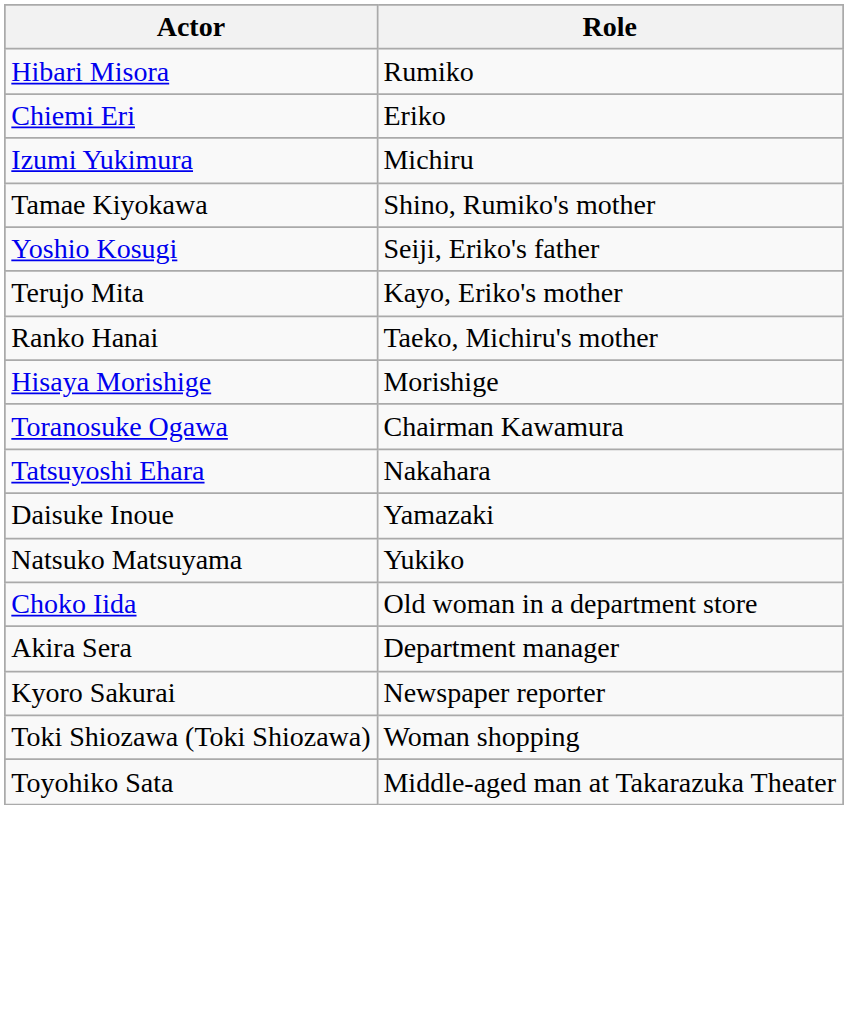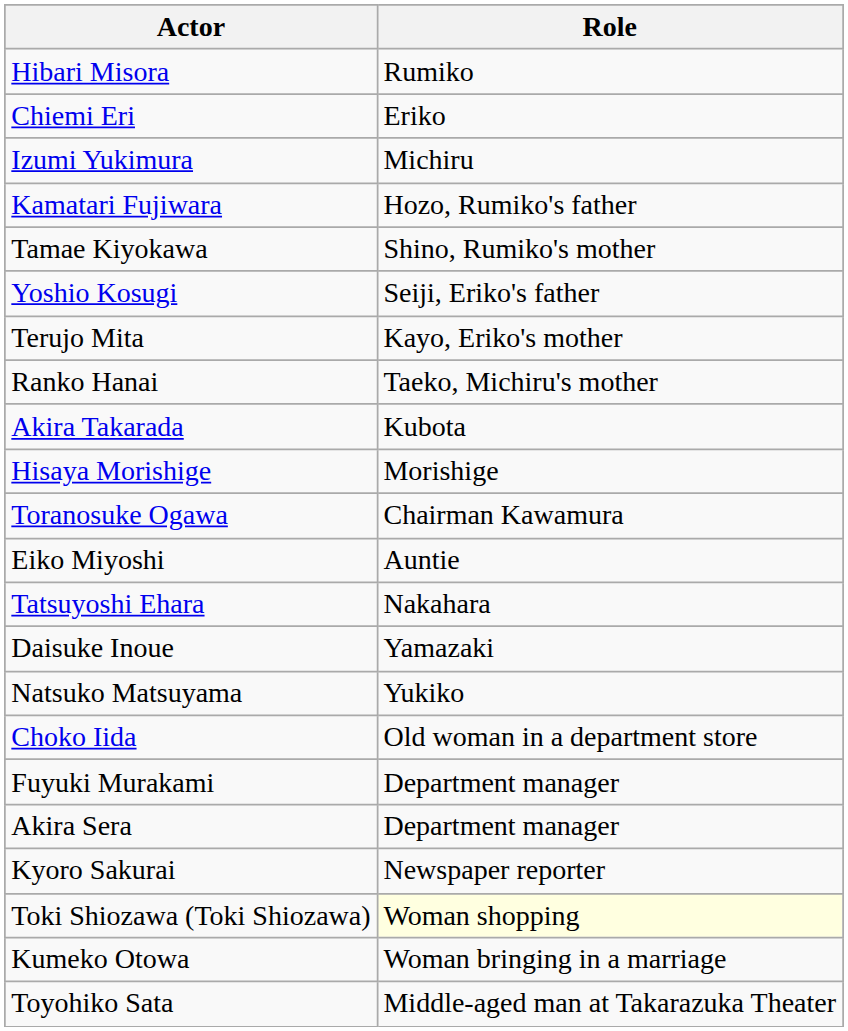+ row: (117, 204)
+ row: (98, 426)
+ row: (88, 559)
+ row: (113, 781)
(481, 737) no background -> (481, 914) lightyellow background
+ row: (100, 959)
